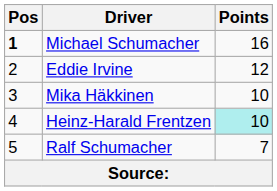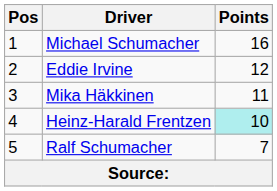(13, 44) bold -> (13, 44) normal
(260, 96) 10 -> (260, 96) 11
